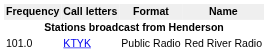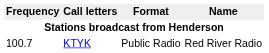(19, 43) 101.0 -> (19, 43) 100.7
